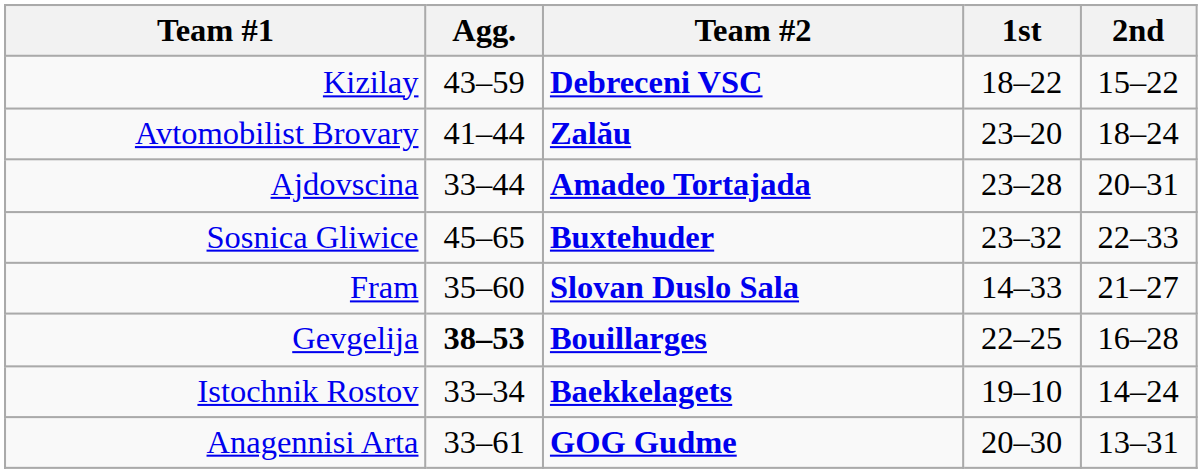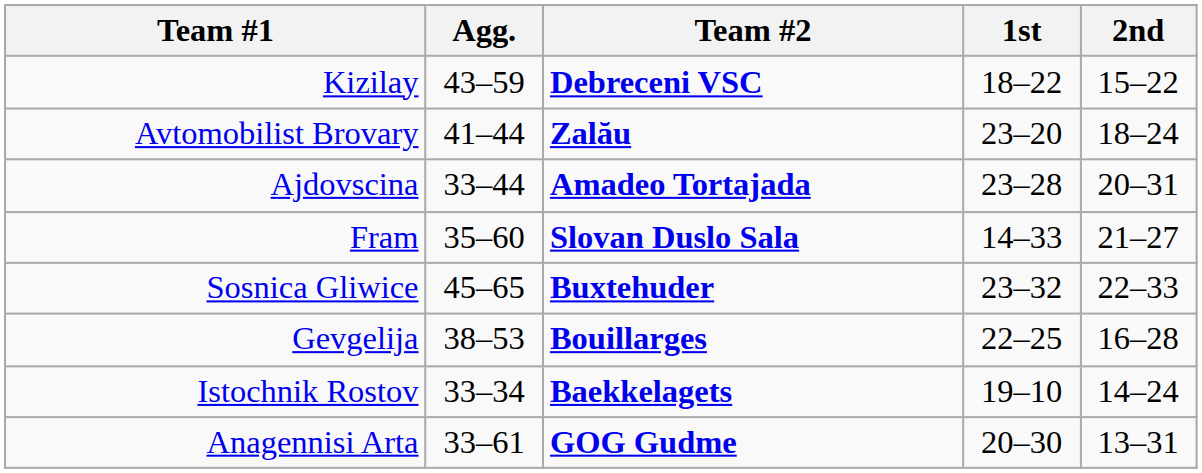rows swapped: (313, 236) <-> (384, 287)
(484, 339) bold -> (484, 339) normal
